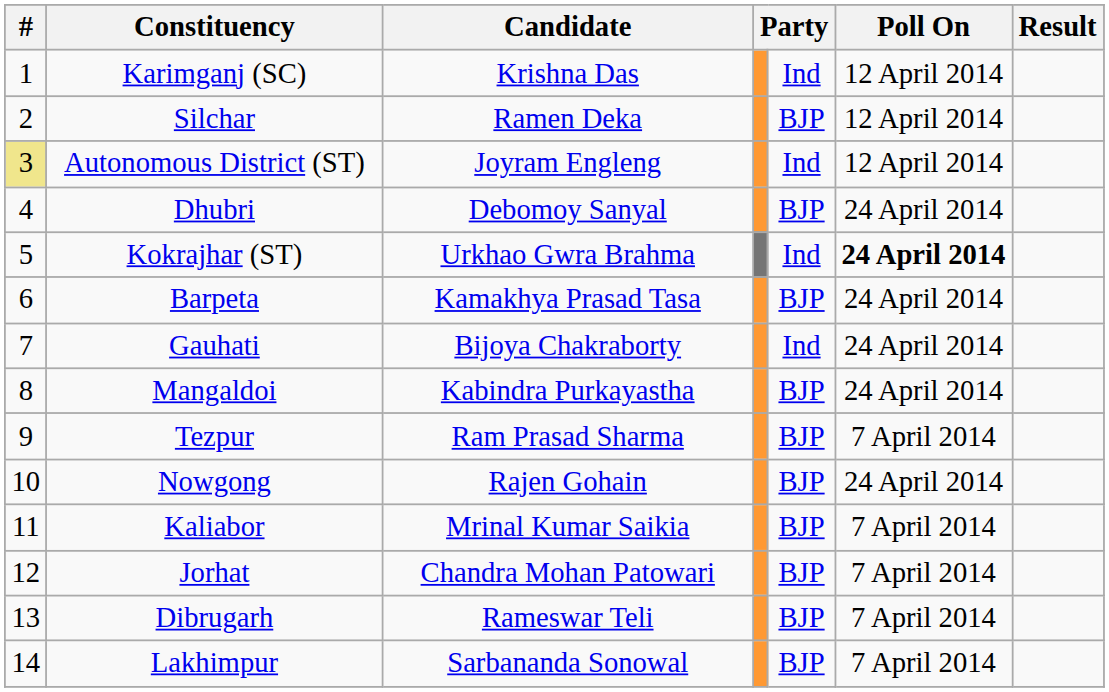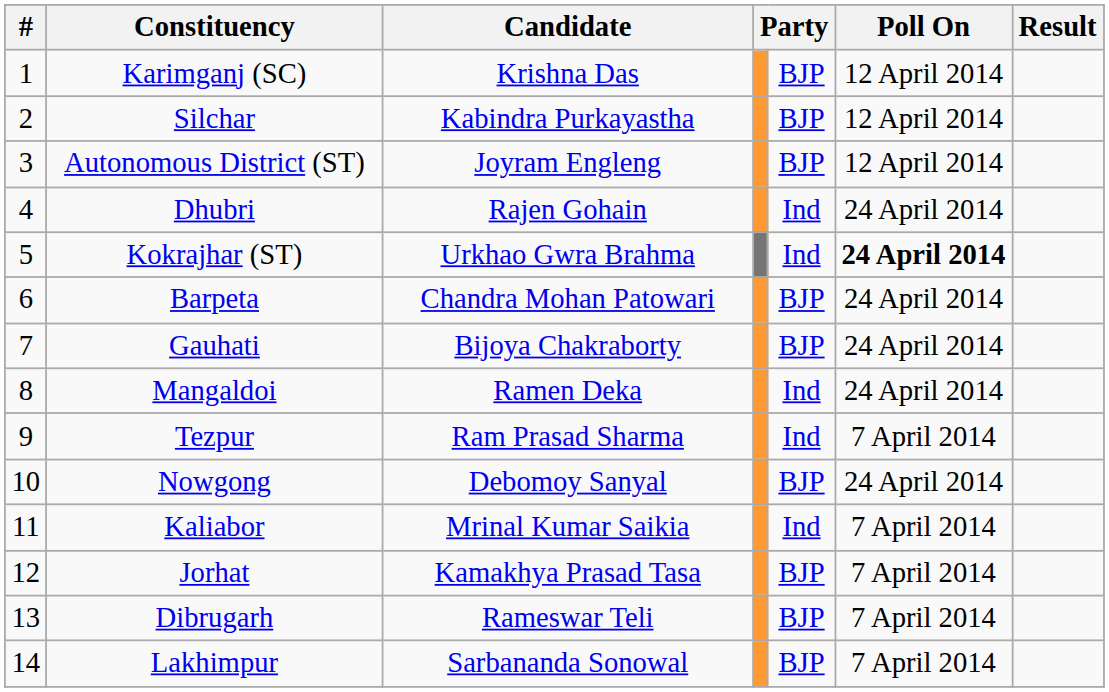(802, 72) Ind -> (802, 72) BJP
(568, 118) Ramen Deka -> (568, 118) Kabindra Purkayastha
(26, 163) khaki background -> (26, 163) no background
(802, 163) Ind -> (802, 163) BJP
(568, 208) Debomoy Sanyal -> (568, 208) Rajen Gohain
(802, 208) BJP -> (802, 208) Ind
(568, 299) Kamakhya Prasad Tasa -> (568, 299) Chandra Mohan Patowari
(802, 345) Ind -> (802, 345) BJP
(568, 390) Kabindra Purkayastha -> (568, 390) Ramen Deka
(802, 390) BJP -> (802, 390) Ind
(802, 436) BJP -> (802, 436) Ind
(568, 481) Rajen Gohain -> (568, 481) Debomoy Sanyal
(802, 526) BJP -> (802, 526) Ind
(568, 572) Chandra Mohan Patowari -> (568, 572) Kamakhya Prasad Tasa
